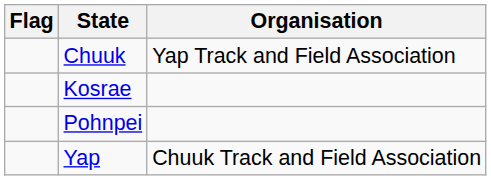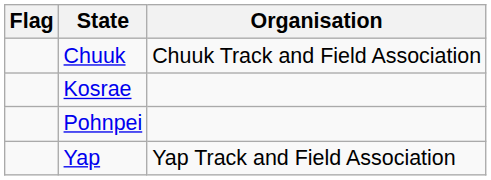(304, 55) Yap Track and Field Association -> (317, 55) Chuuk Track and Field Association
(317, 157) Chuuk Track and Field Association -> (304, 157) Yap Track and Field Association
